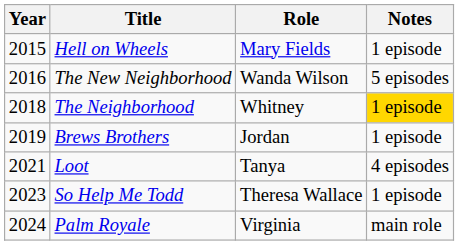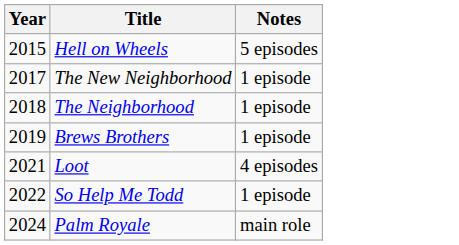- column: (301, 19)
(406, 48) 1 episode -> (279, 48) 5 episodes
(27, 78) 2016 -> (27, 78) 2017
(410, 78) 5 episodes -> (275, 78) 1 episode
(406, 107) gold background -> (275, 107) no background
(27, 195) 2023 -> (27, 195) 2022
